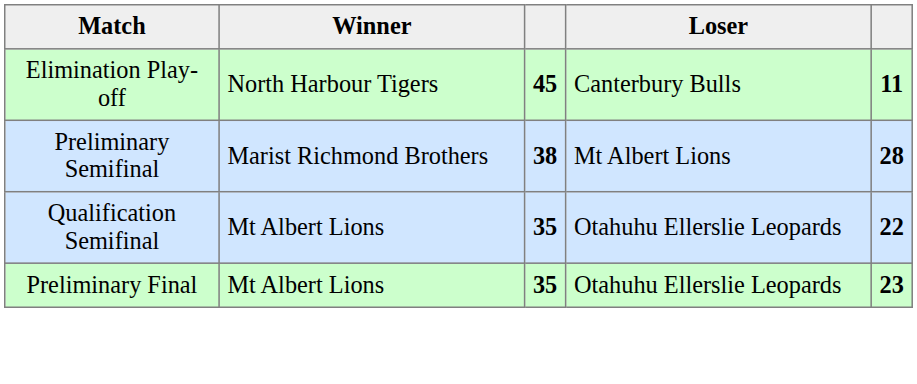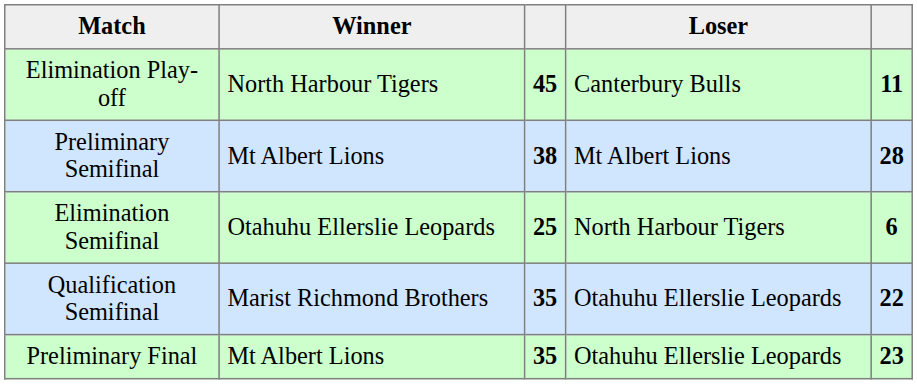(358, 155) Marist Richmond Brothers -> (306, 155) Mt Albert Lions
+ row: (112, 227)
(306, 227) Mt Albert Lions -> (358, 298) Marist Richmond Brothers
